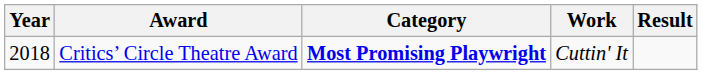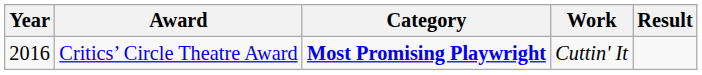(30, 52) 2018 -> (30, 52) 2016
